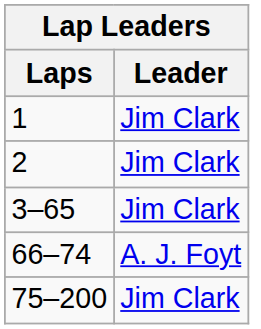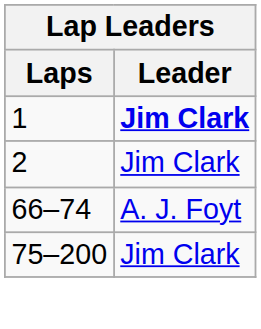(180, 118) normal -> (185, 118) bold
- row: (43, 208)
